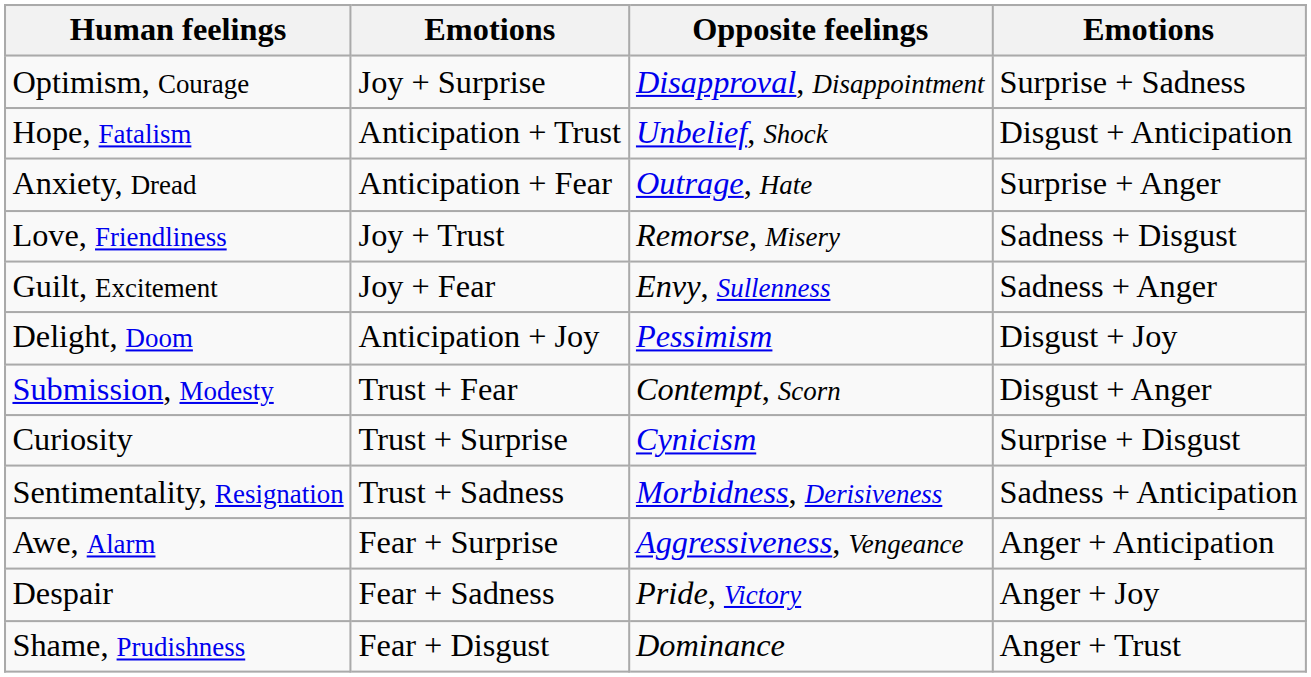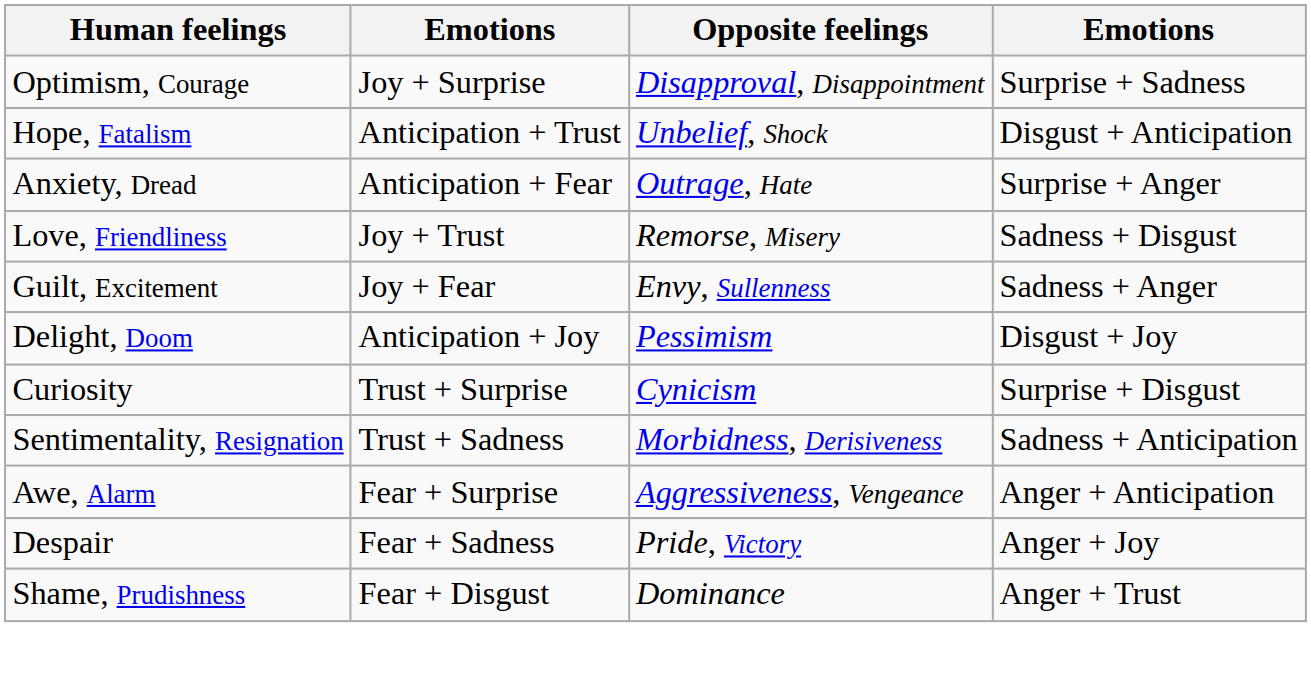- row: (143, 388)
